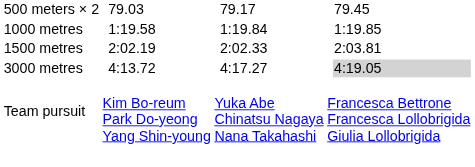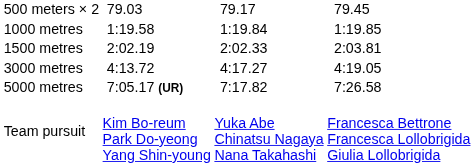(358, 68) lightgrey background -> (358, 68) no background
+ row: (43, 88)
